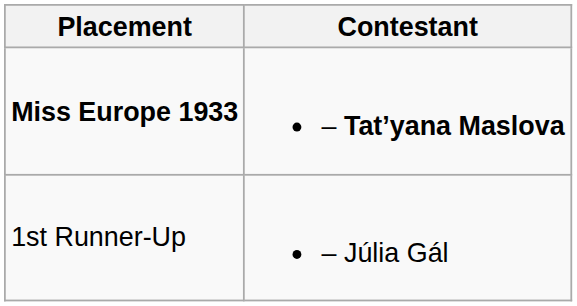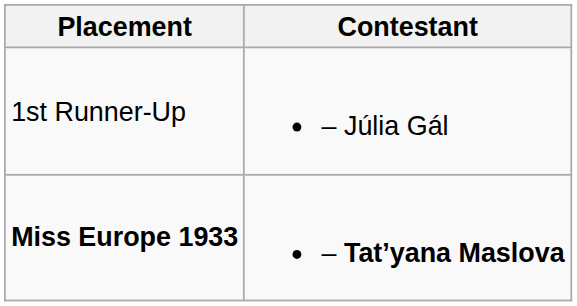rows swapped: (125, 111) <-> (99, 237)
